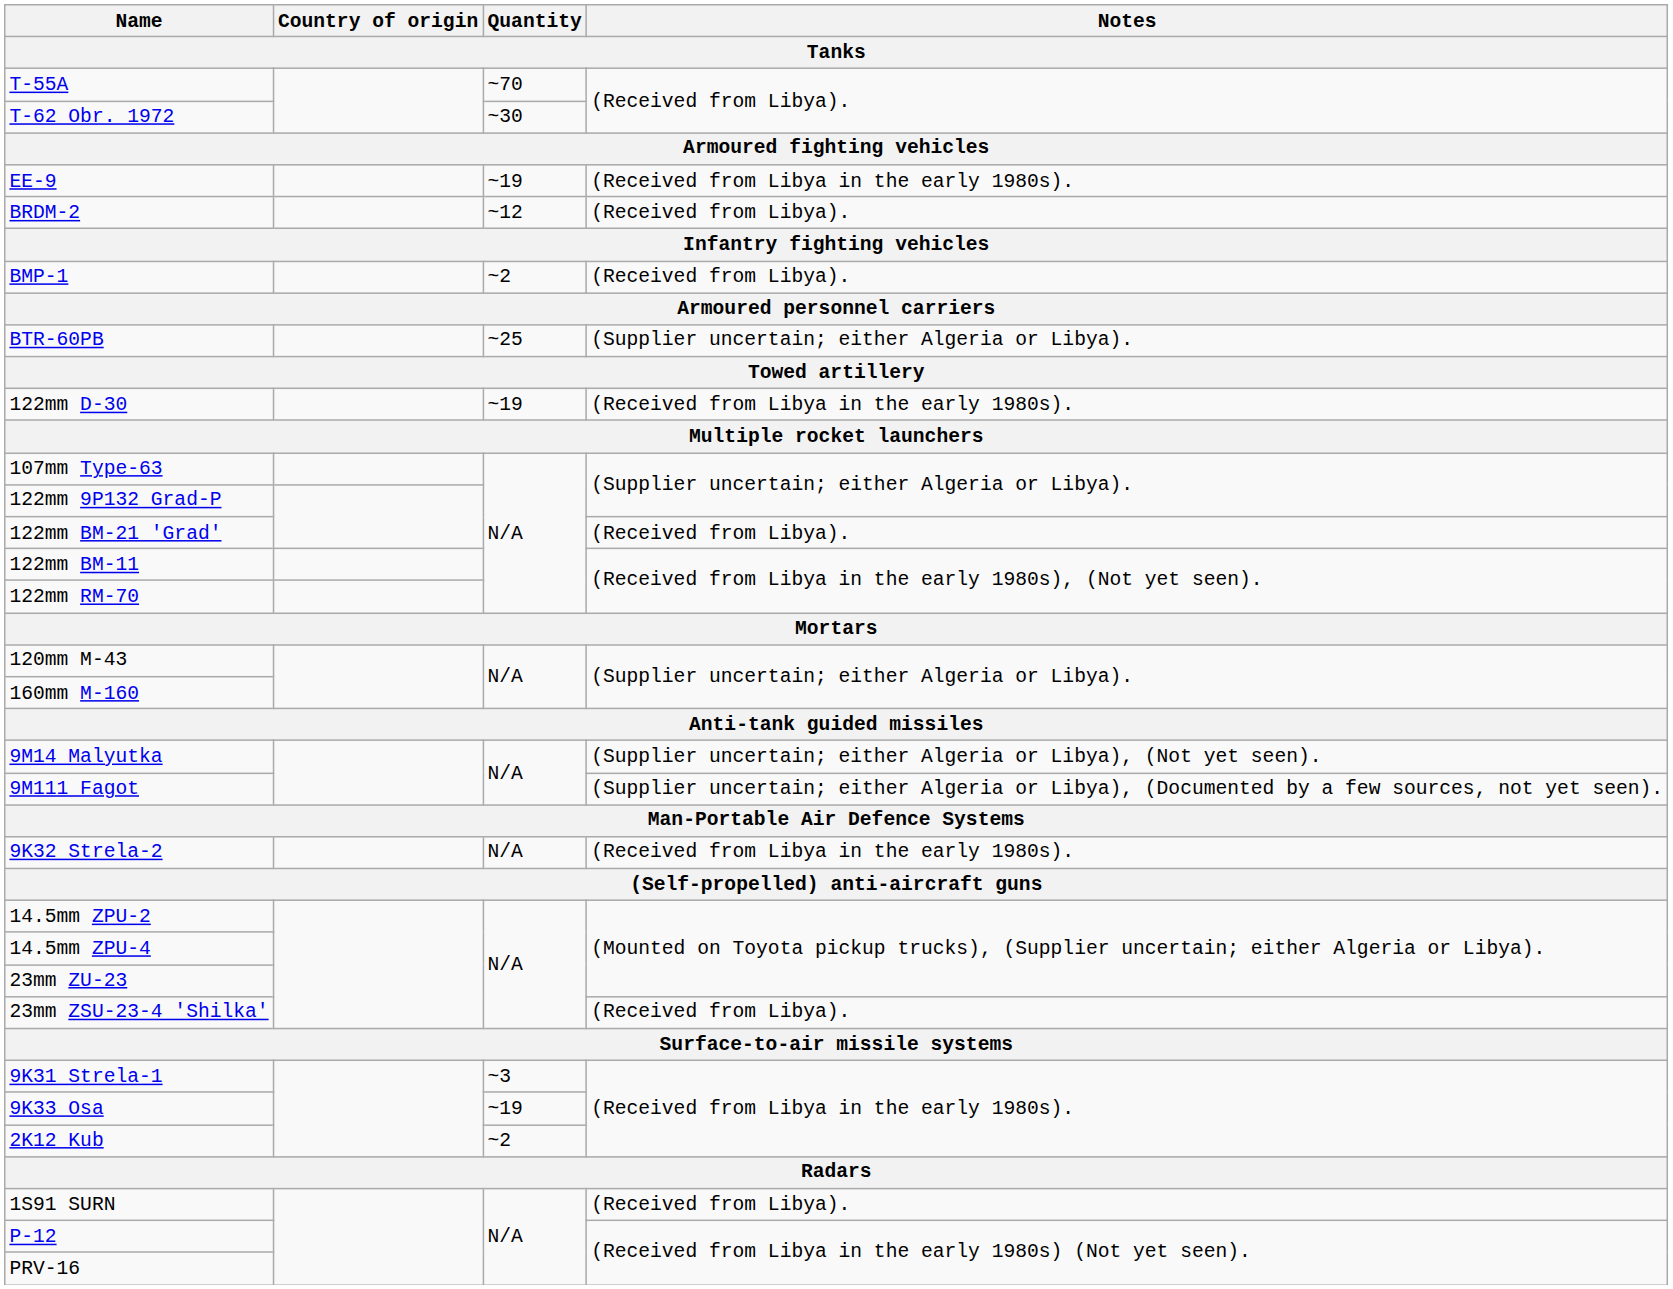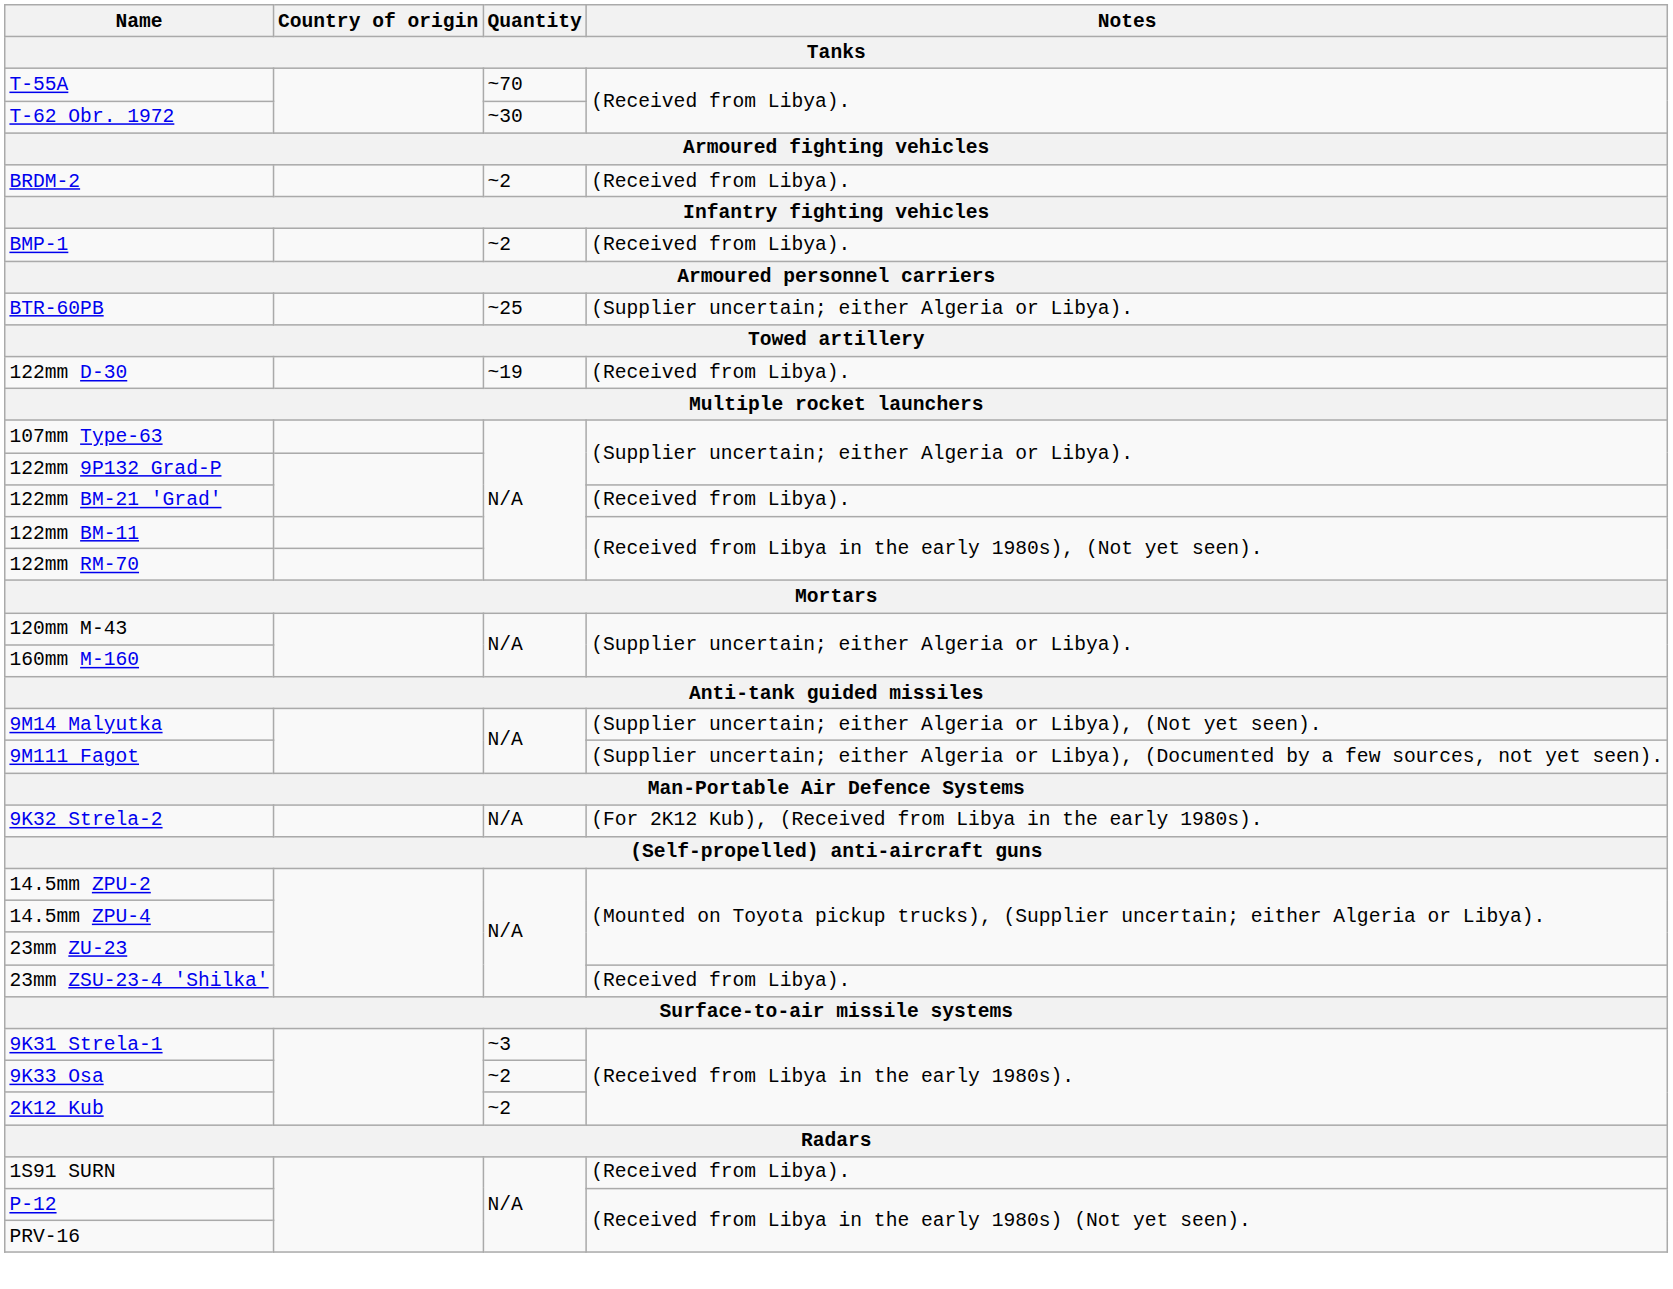- row: (33, 181)
(505, 213) ~12 -> (499, 181) ~2
(833, 405) (Received from Libya in the early 1980s). -> (721, 373) (Received from Libya).
(833, 853) (Received from Libya in the early 1980s). -> (927, 821) (For 2K12 Kub), (Received from Libya in the early 1980s).
(505, 1109) ~19 -> (499, 1077) ~2
